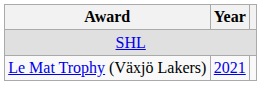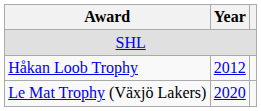+ row: (73, 67)
(230, 67) 2021 -> (230, 93) 2020
